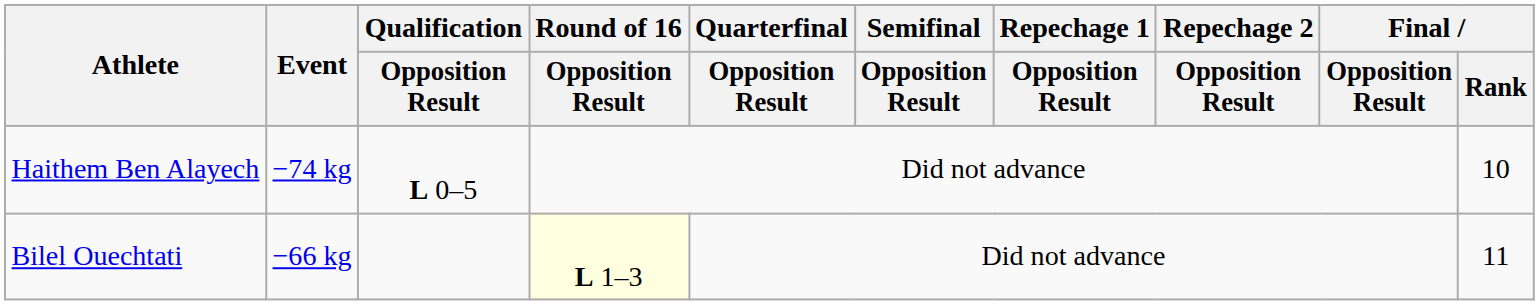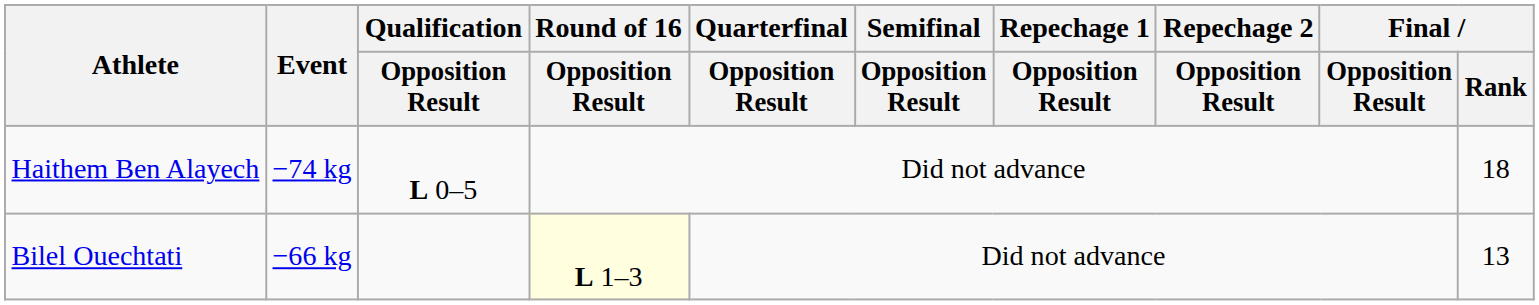(1496, 169) 10 -> (1496, 169) 18
(1496, 256) 11 -> (1496, 256) 13
